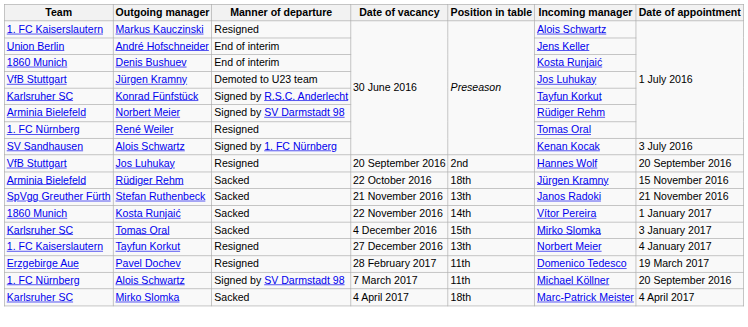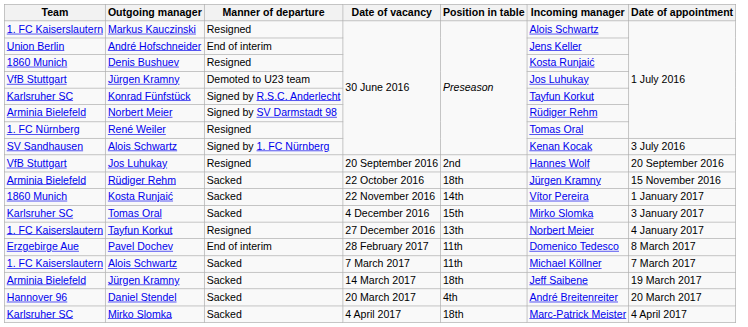(247, 63) End of interim -> (229, 63) Resigned
- row: (160, 197)
(237, 264) Resigned -> (239, 247) End of interim
(674, 264) 19 March 2017 -> (663, 247) 8 March 2017
(43, 280) 1. FC Nürnberg -> (55, 264) 1. FC Kaiserslautern
(279, 280) Signed by SV Darmstadt 98 -> (224, 264) Sacked
(685, 280) 20 September 2016 -> (663, 264) 7 March 2017
+ row: (144, 280)
+ row: (142, 297)
